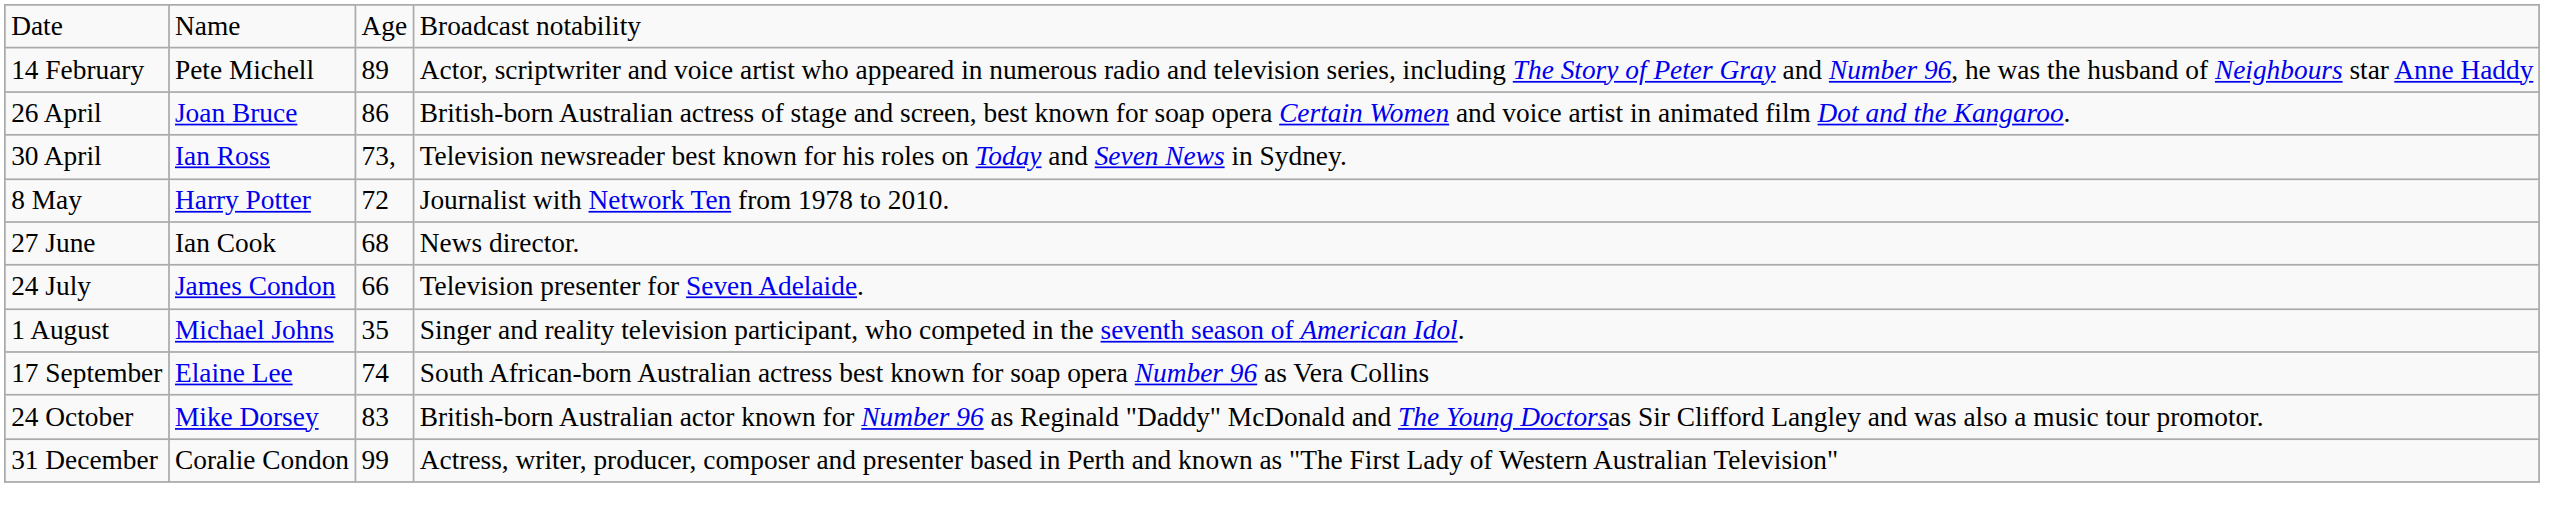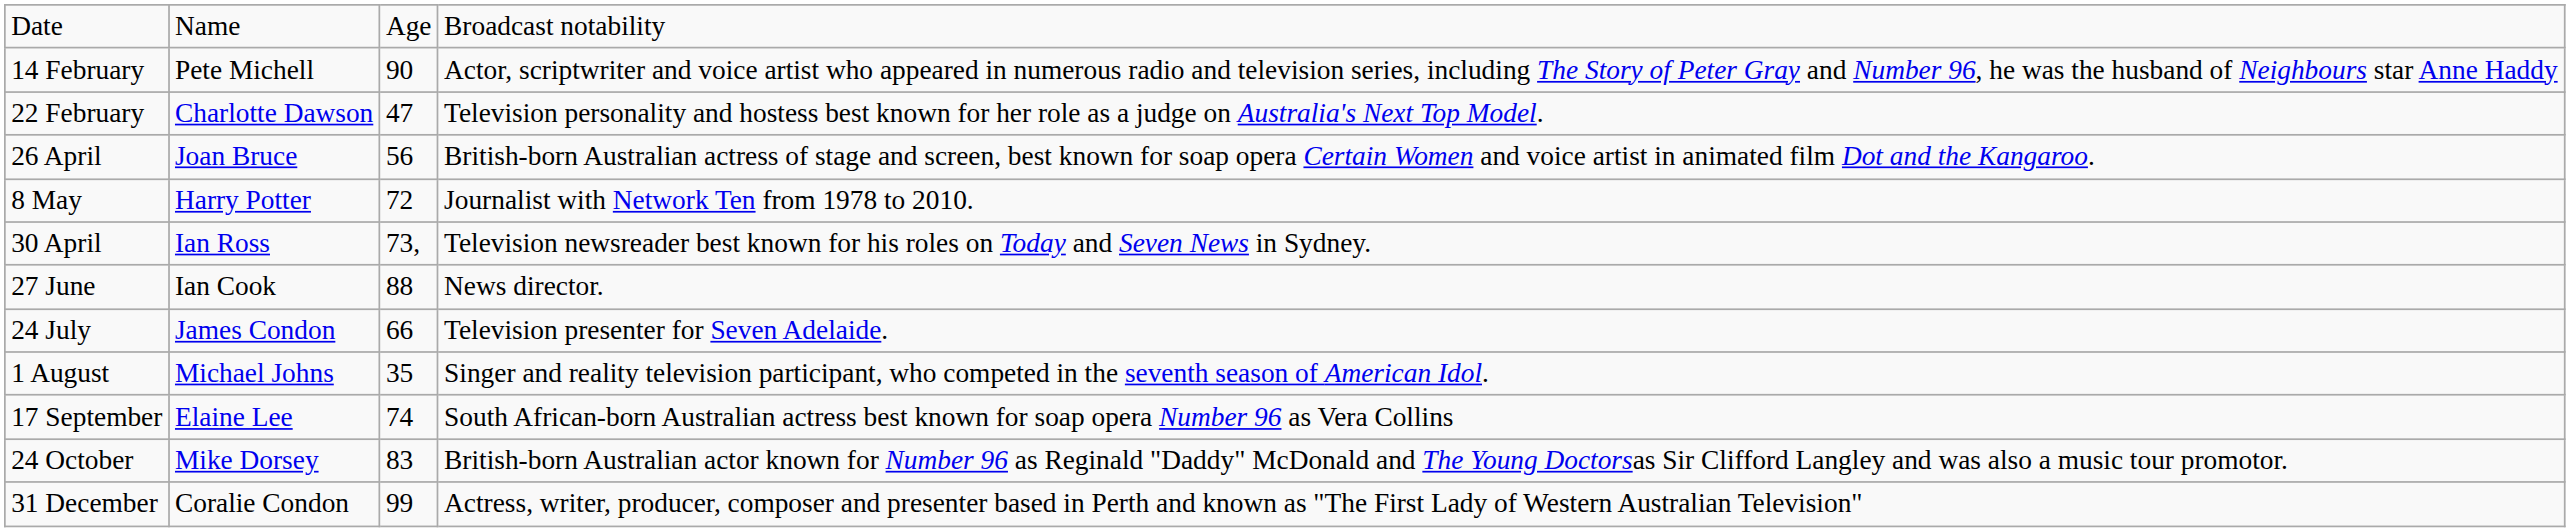(375, 69) 89 -> (400, 69) 90
+ row: (78, 112)
(375, 112) 86 -> (400, 156) 56
rows swapped: (56, 156) <-> (46, 199)
(375, 243) 68 -> (400, 286) 88
